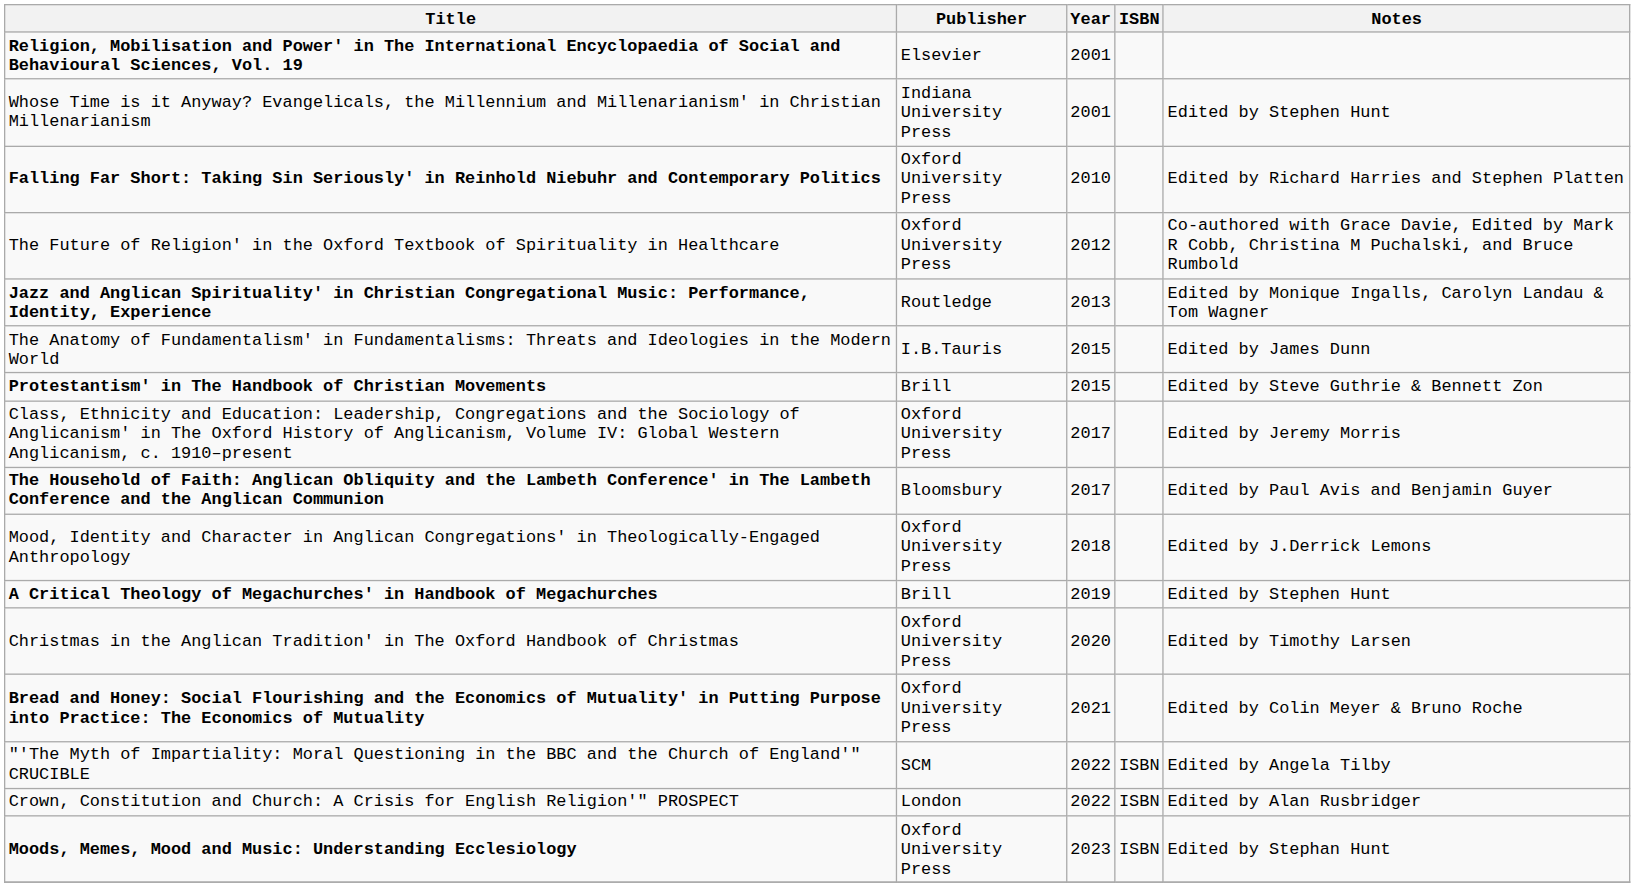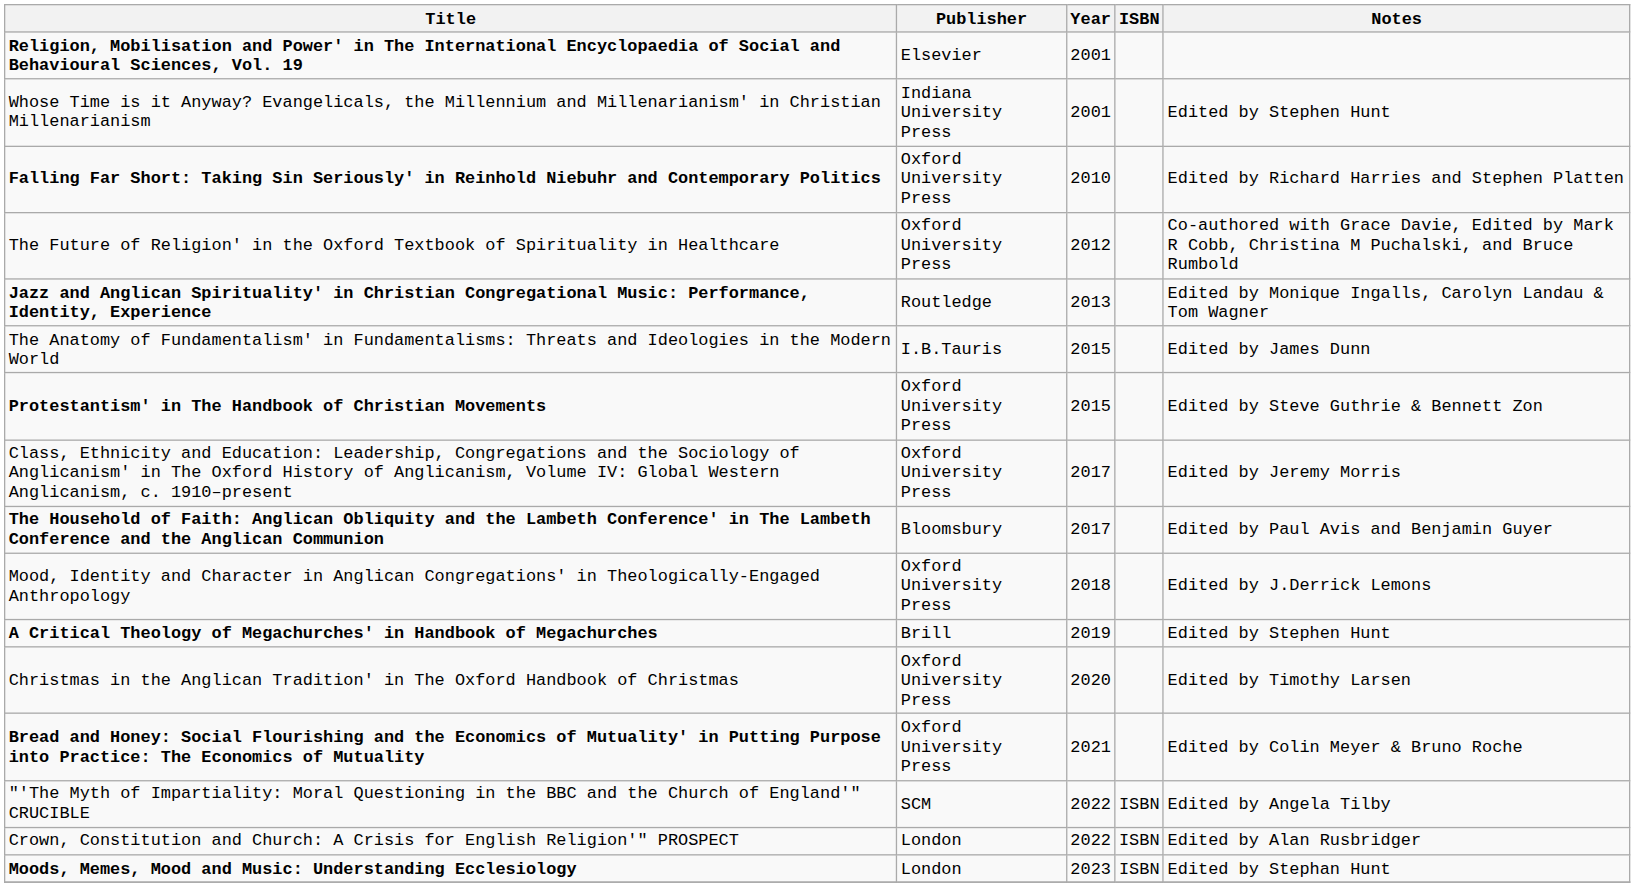(926, 387) Brill -> (951, 406) Oxford University Press
(951, 849) Oxford University Press -> (931, 869) London
